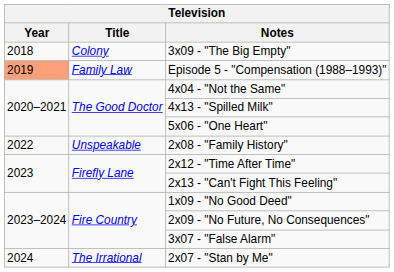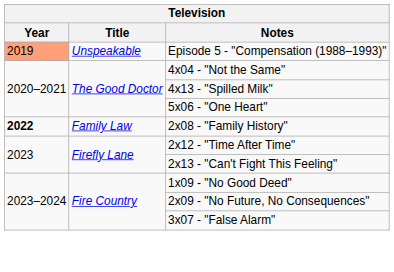- row: (229, 51)
(102, 70) Family Law -> (106, 51) Unspeakable
(20, 145) normal -> (20, 126) bold
(106, 145) Unspeakable -> (102, 126) Family Law
- row: (220, 257)
